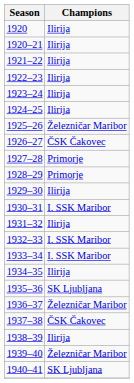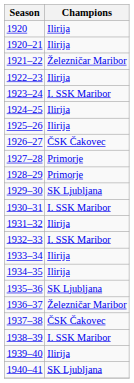(59, 61) Ilirija -> (87, 61) Železničar Maribor
(59, 93) Ilirija -> (79, 93) I. SSK Maribor
(87, 126) Železničar Maribor -> (59, 126) Ilirija
(59, 191) Ilirija -> (75, 191) SK Ljubljana
(79, 256) I. SSK Maribor -> (59, 256) Ilirija
(59, 337) Ilirija -> (79, 337) I. SSK Maribor
(87, 353) Železničar Maribor -> (59, 353) Ilirija
